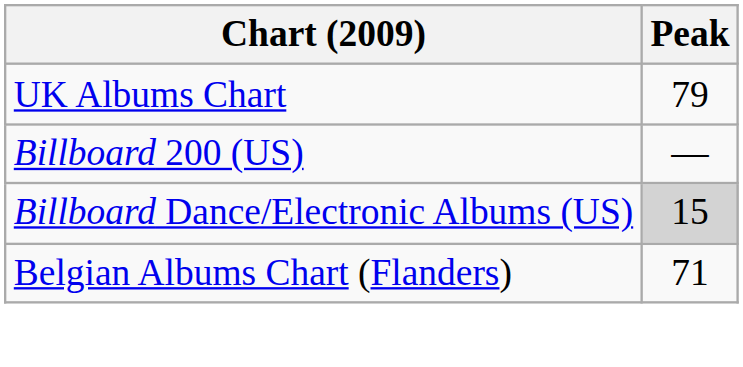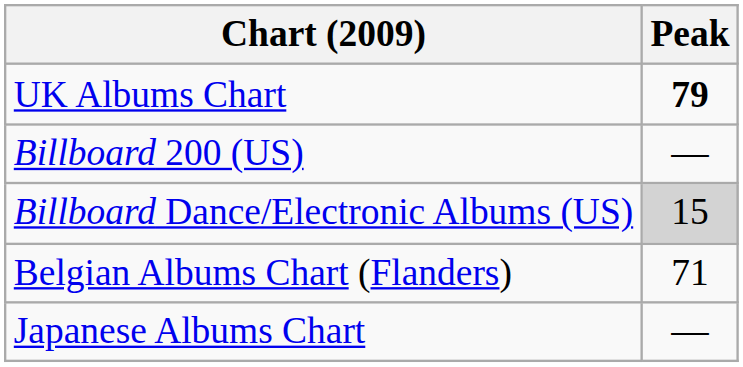(690, 93) normal -> (690, 93) bold
+ row: (190, 331)
